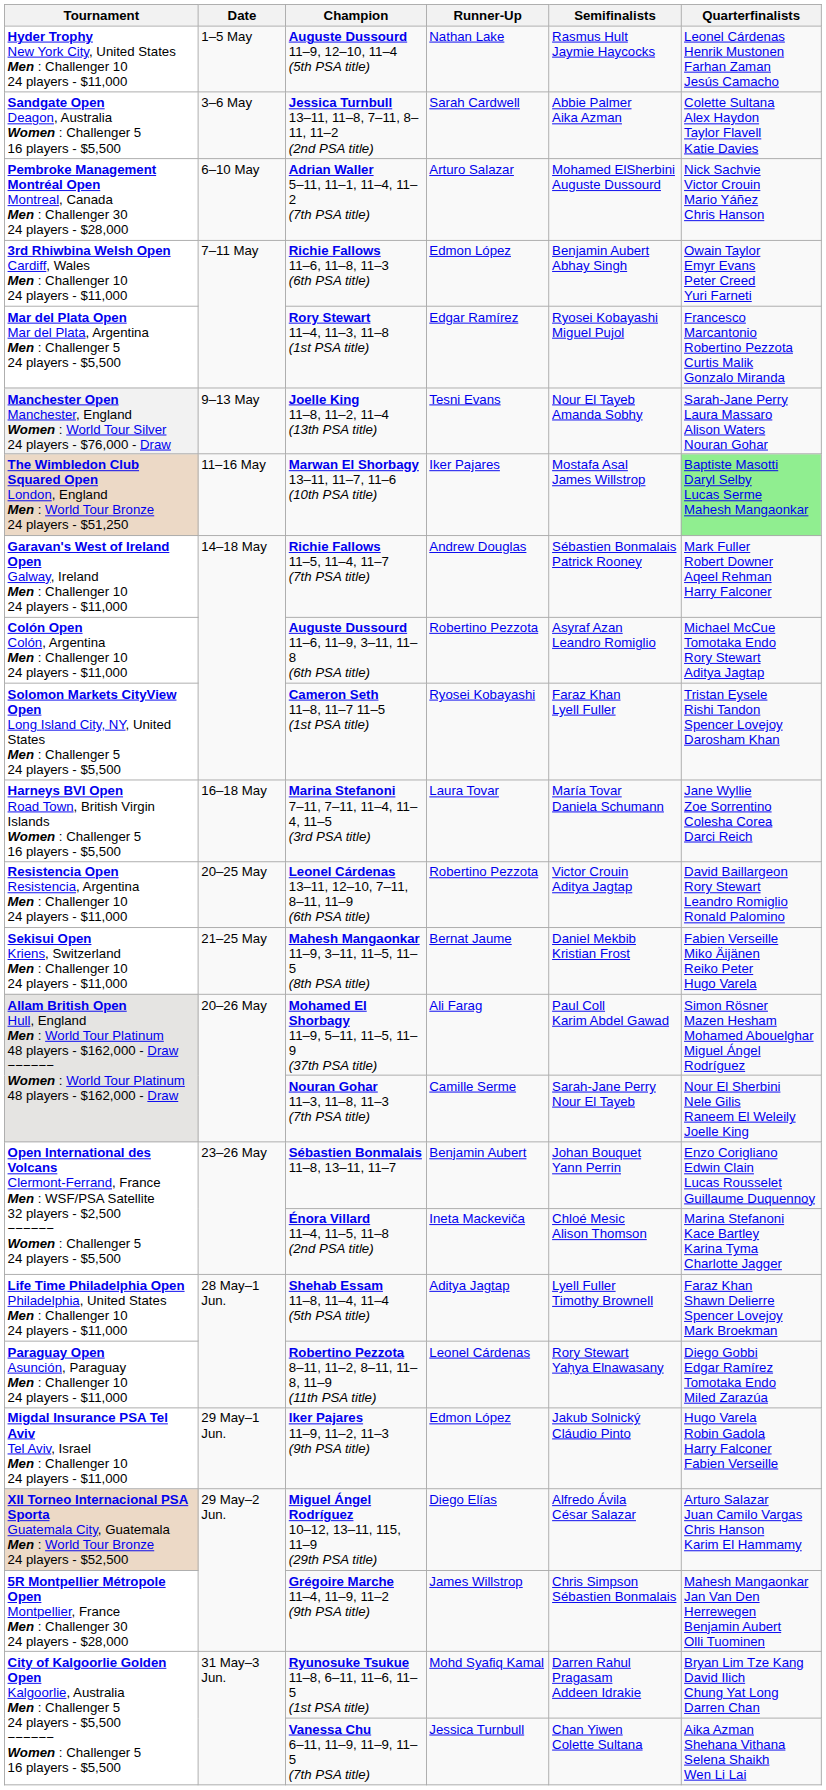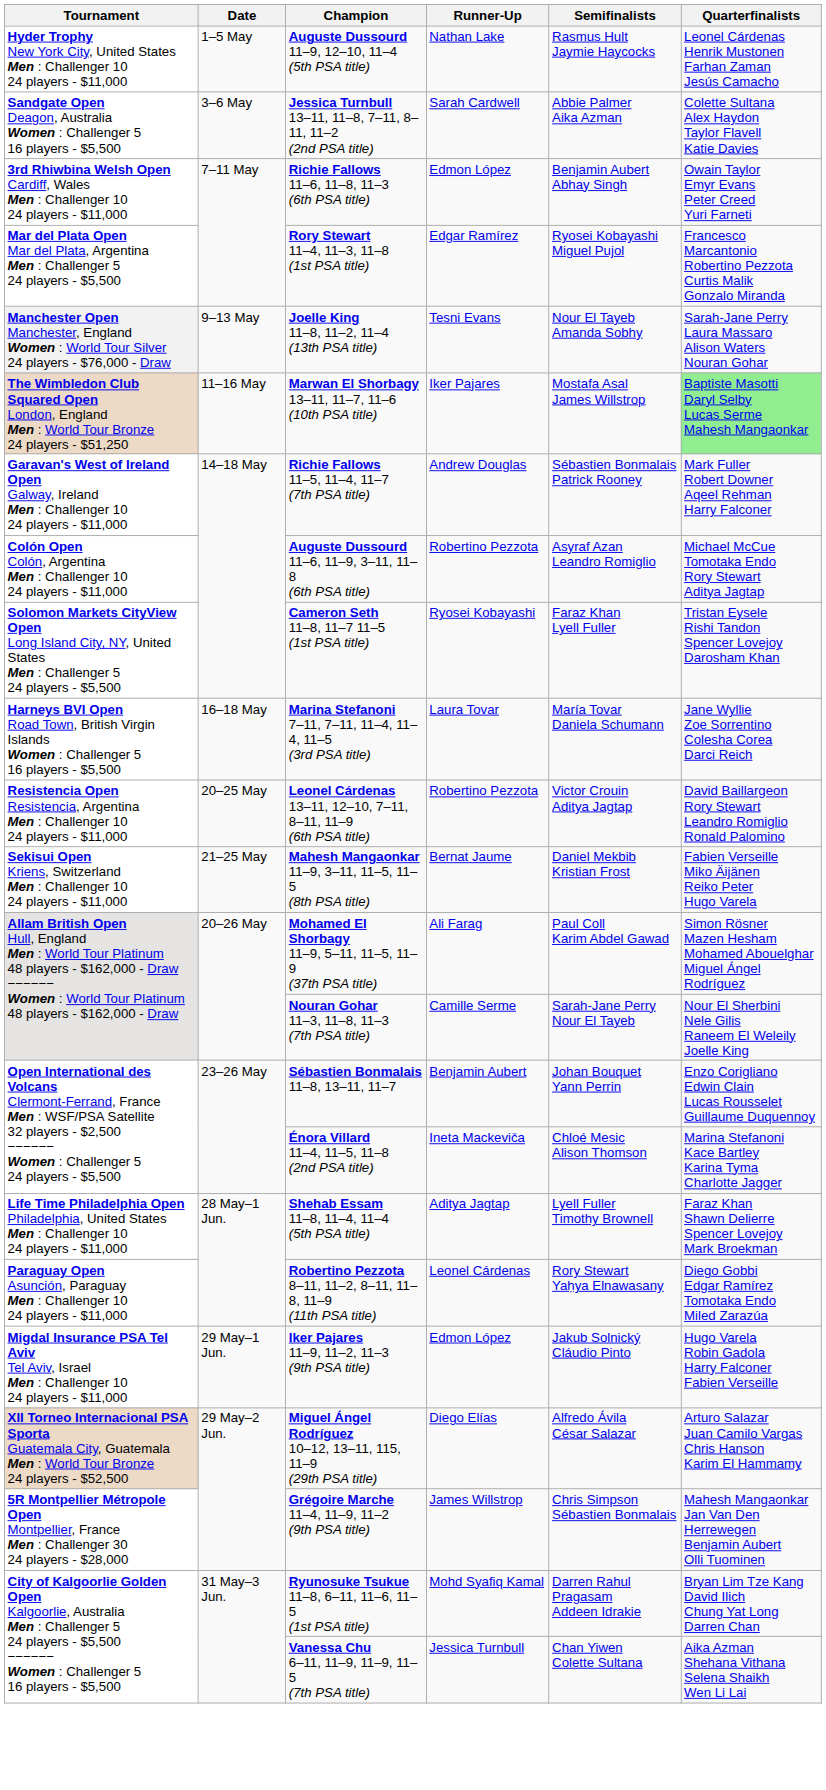- row: (353, 192)
